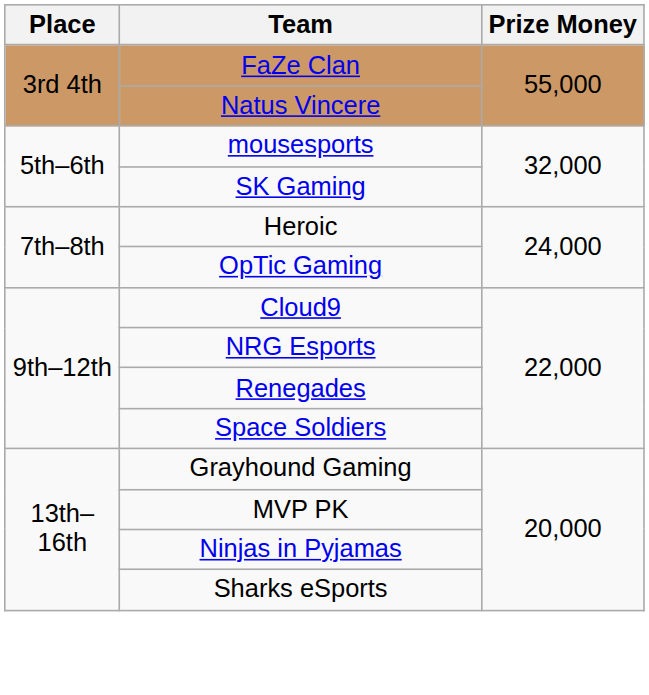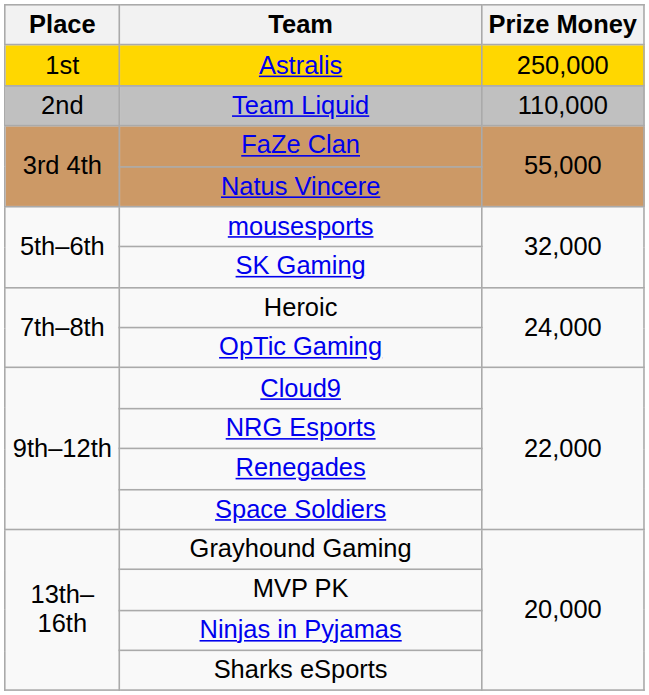+ row: (301, 65)
+ row: (301, 105)
